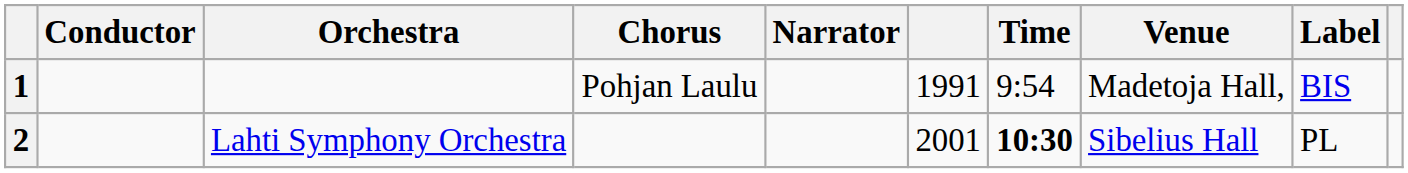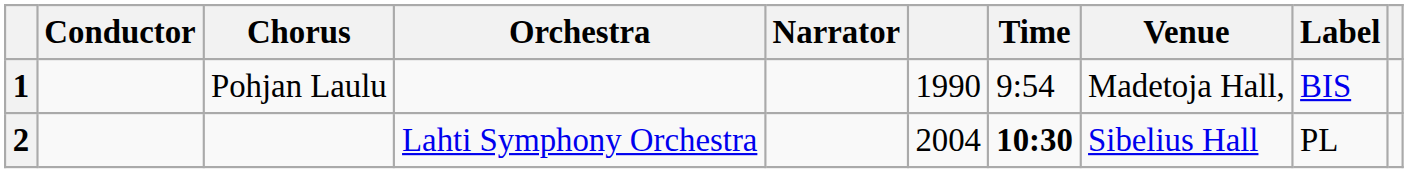columns swapped: (389, 31) <-> (669, 31)
(948, 85) 1991 -> (948, 85) 1990
(948, 140) 2001 -> (948, 140) 2004
